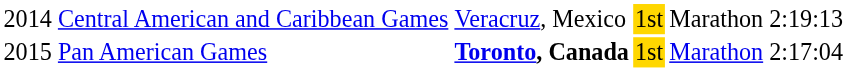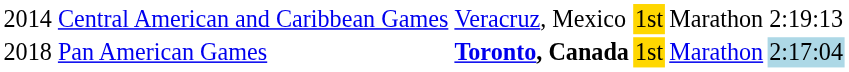(28, 52) 2015 -> (28, 52) 2018
(806, 52) no background -> (806, 52) lightblue background
